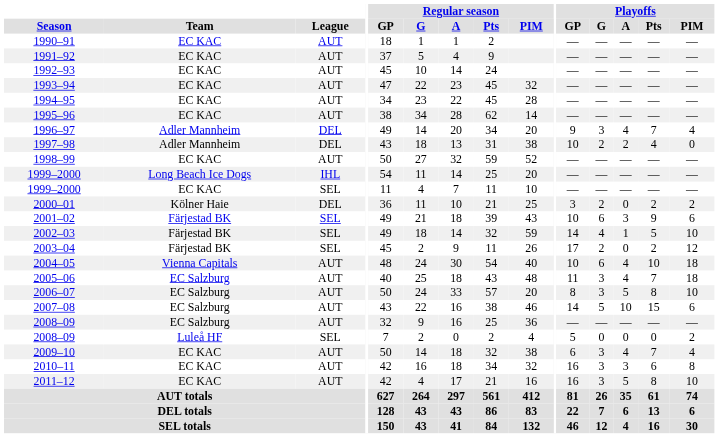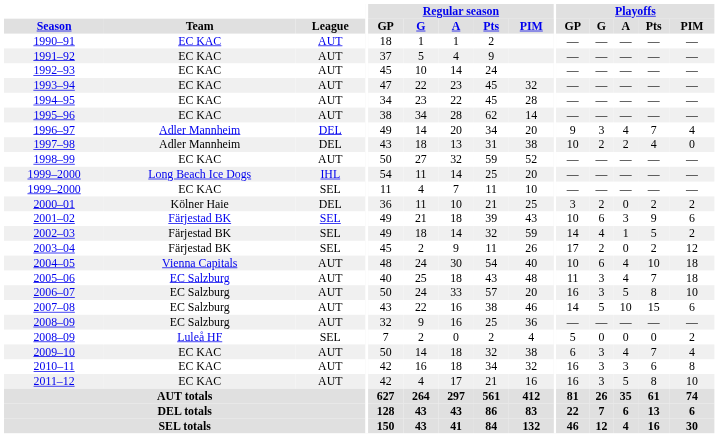(692, 233) 10 -> (692, 233) 2
(573, 292) 8 -> (573, 292) 16
